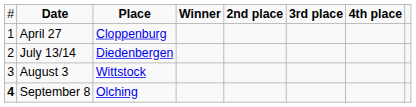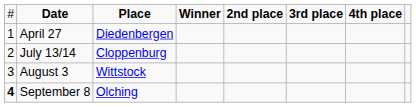(131, 33) Cloppenburg -> (135, 33) Diedenbergen
(135, 53) Diedenbergen -> (131, 53) Cloppenburg
